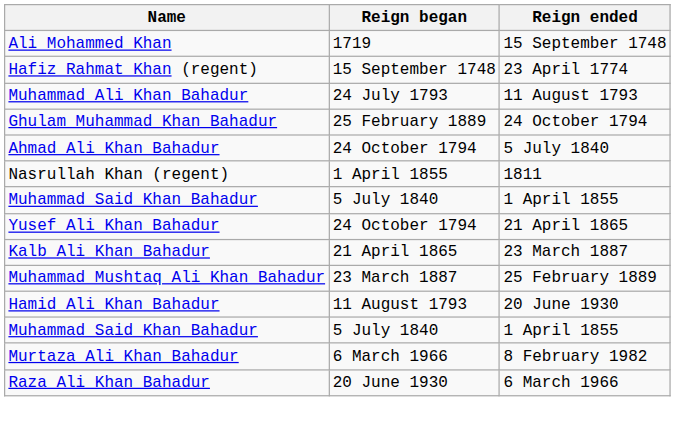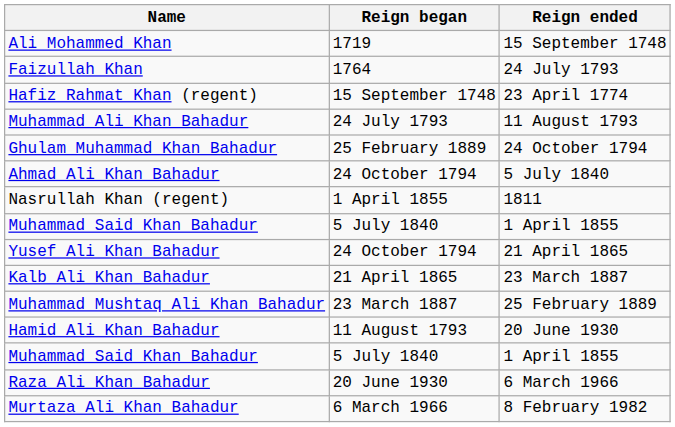+ row: (76, 70)
rows swapped: (109, 382) <-> (124, 356)
